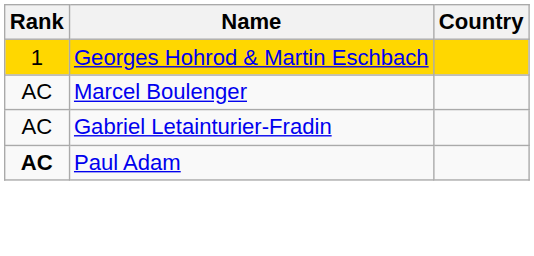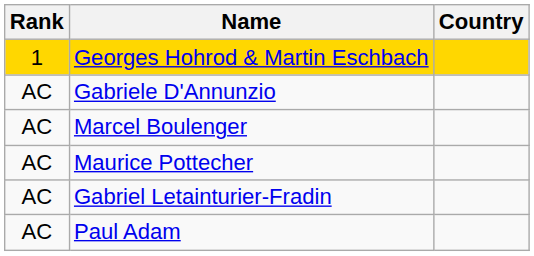+ row: (175, 92)
+ row: (164, 162)
(37, 162) bold -> (37, 232) normal
